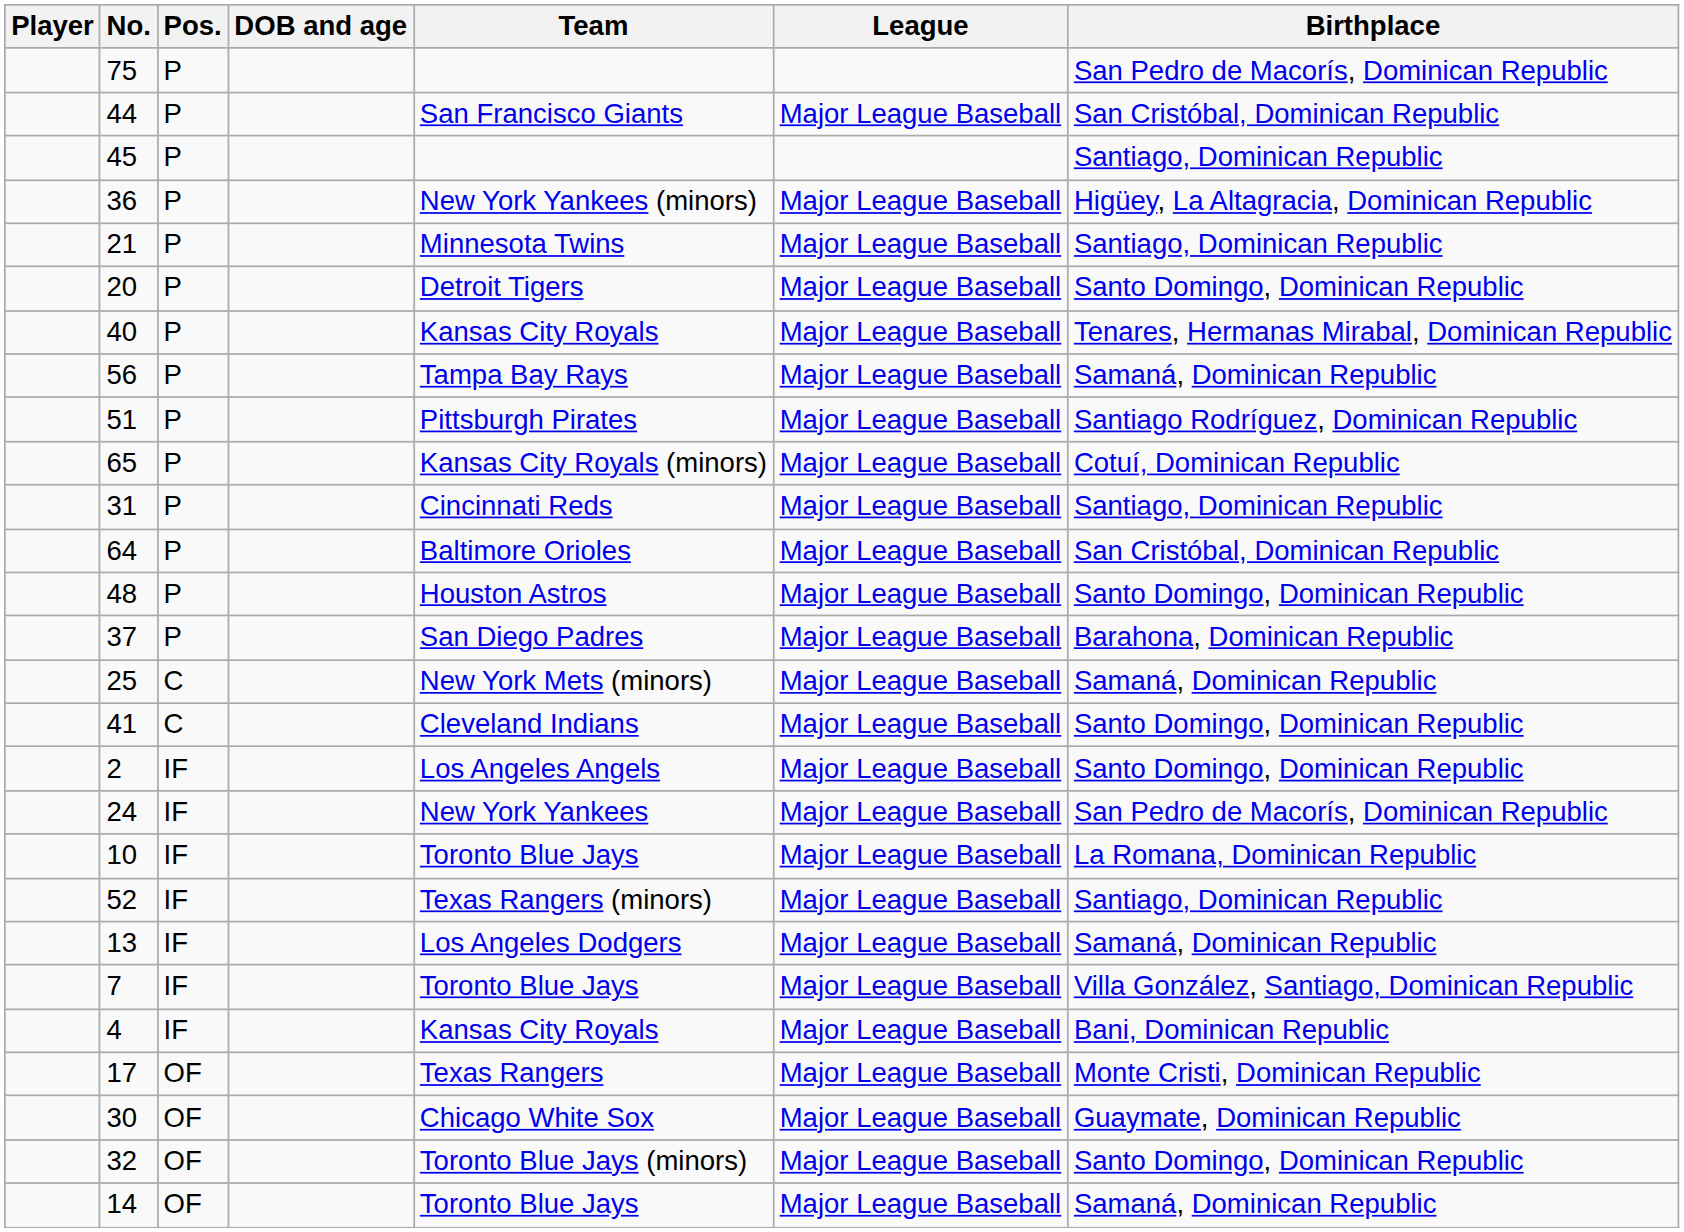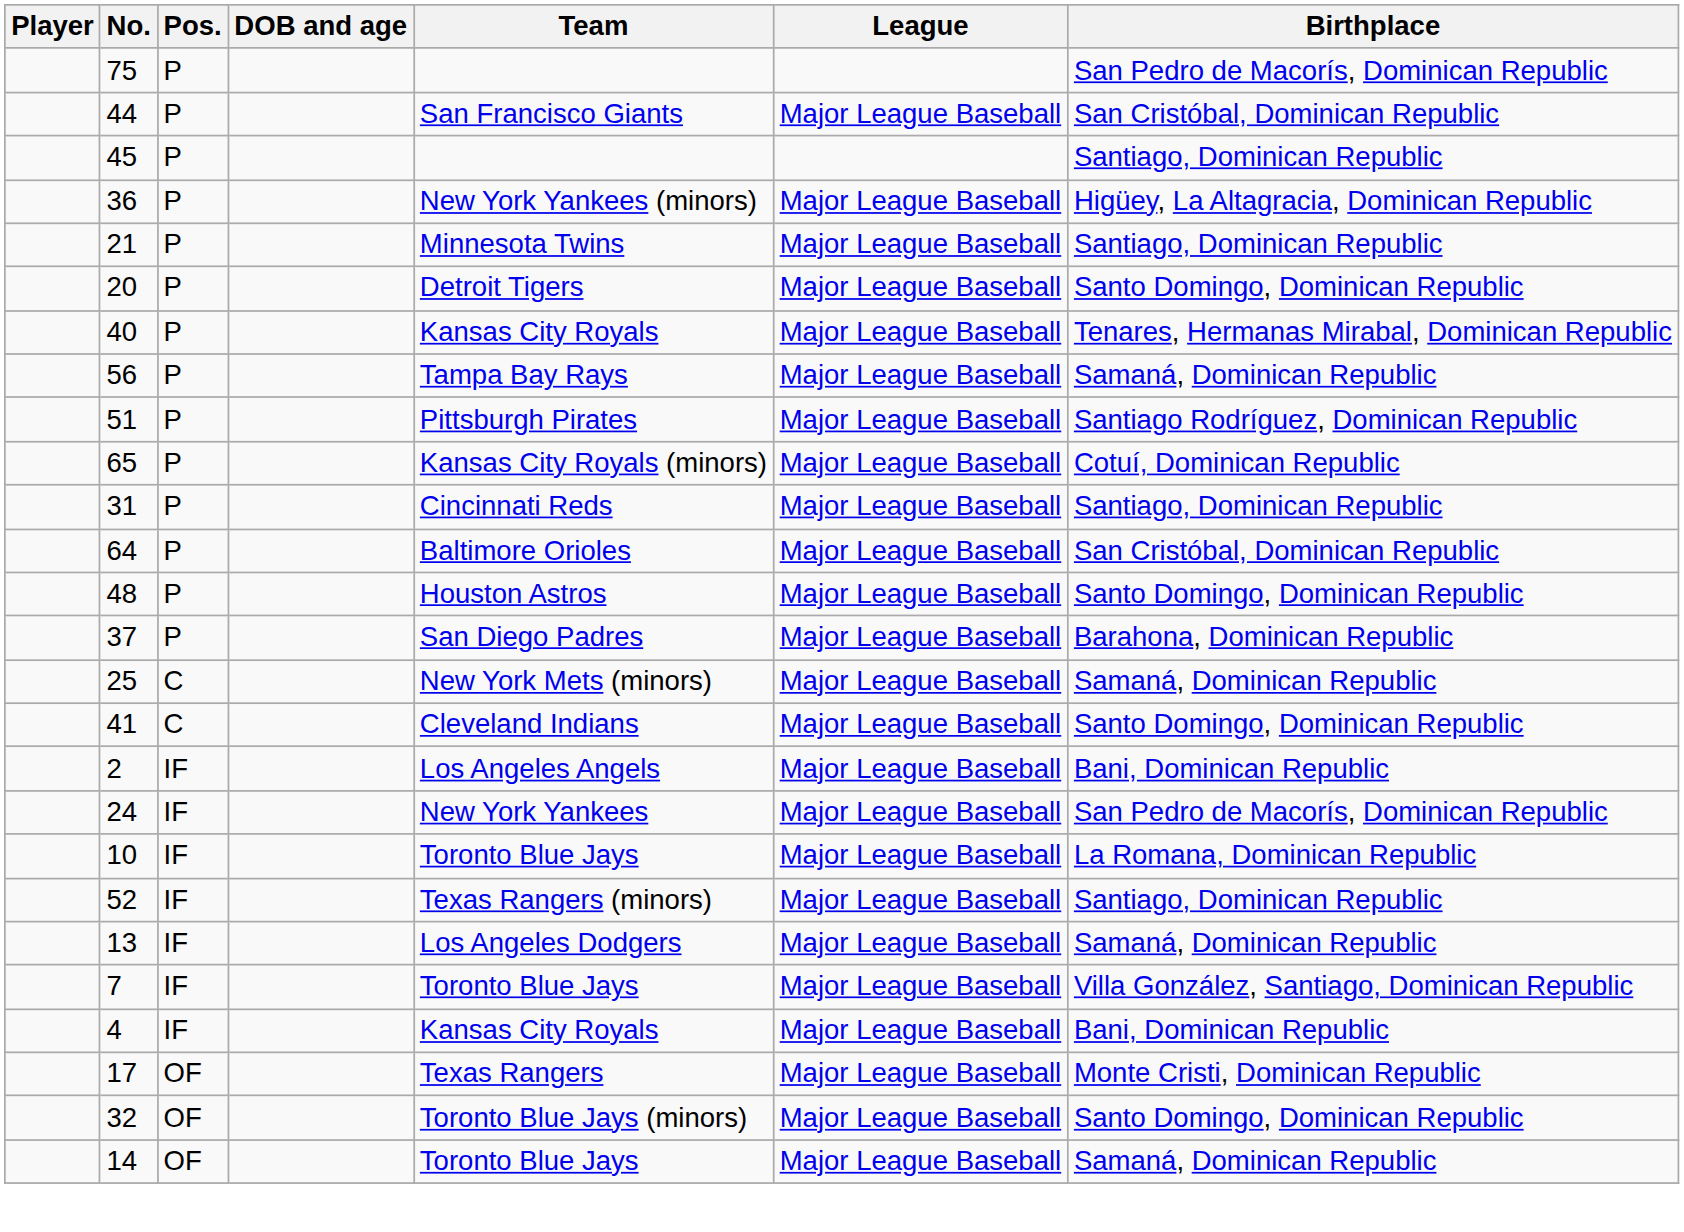(1299, 768) Santo Domingo, Dominican Republic -> (1231, 768) Bani, Dominican Republic
- row: (122, 1117)
